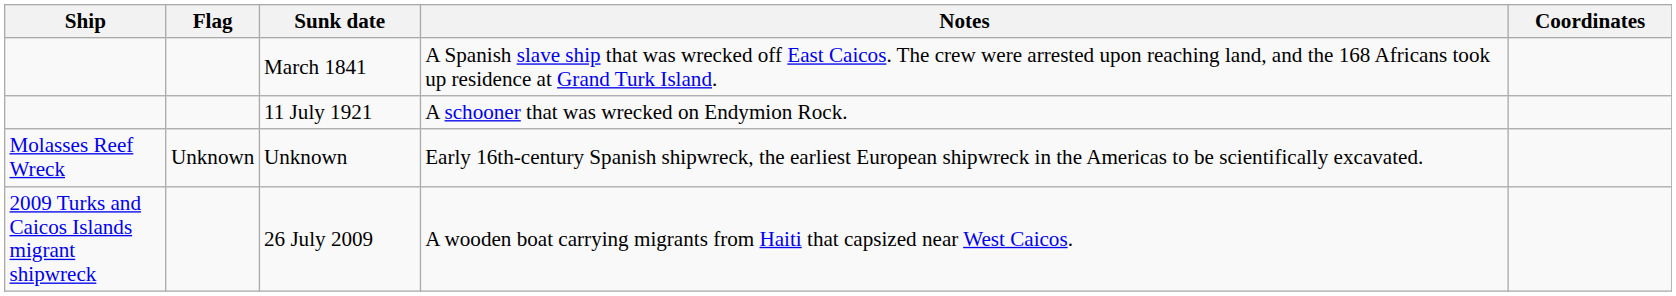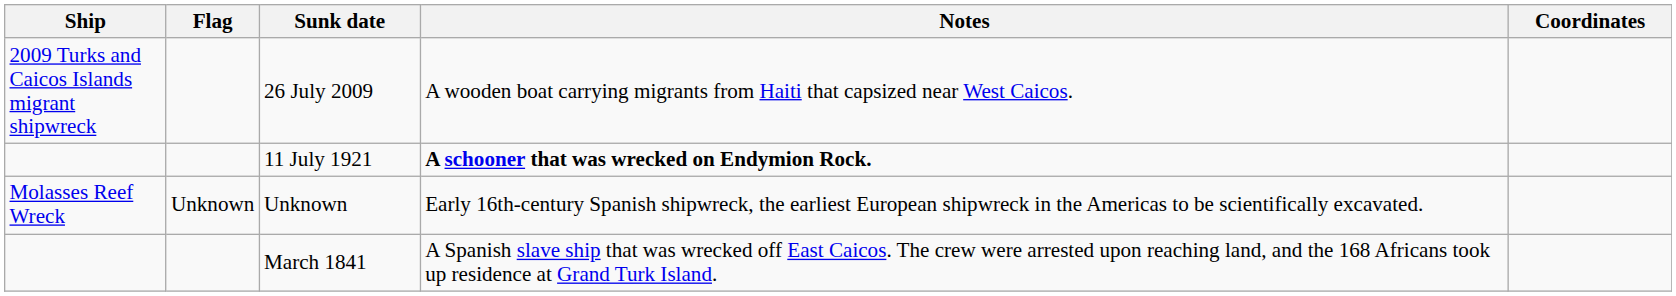rows swapped: (319, 238) <-> (315, 66)
(636, 111) normal -> (648, 159) bold
